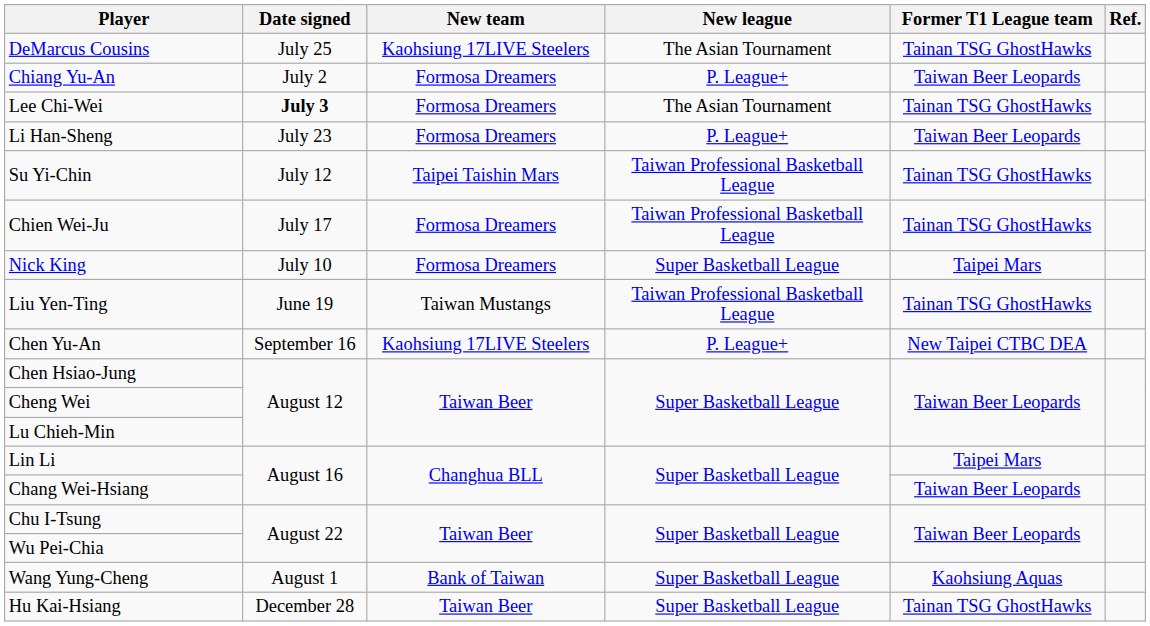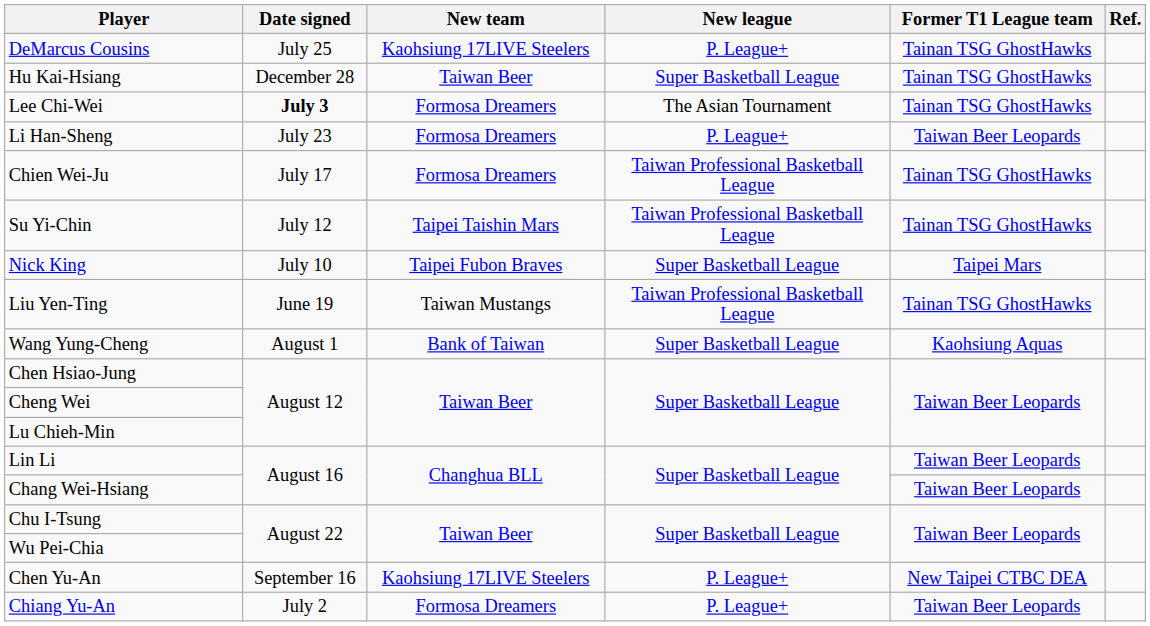(747, 48) The Asian Tournament -> (747, 48) P. League+
rows swapped: (62, 77) <-> (65, 606)
rows swapped: (50, 175) <-> (59, 225)
(486, 264) Formosa Dreamers -> (486, 264) Taipei Fubon Braves
rows swapped: (79, 577) <-> (55, 343)
(997, 460) Taipei Mars -> (997, 460) Taiwan Beer Leopards
